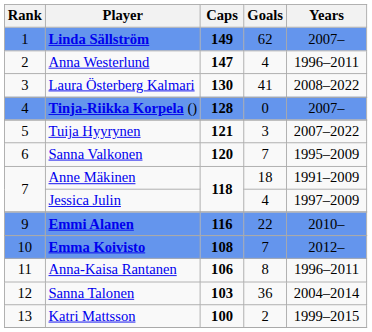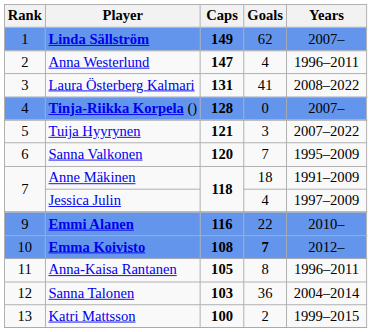(222, 85) 130 -> (222, 85) 131
(265, 246) normal -> (265, 246) bold
(222, 270) 106 -> (222, 270) 105
